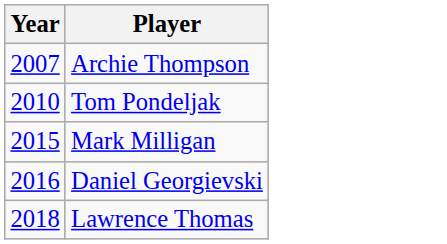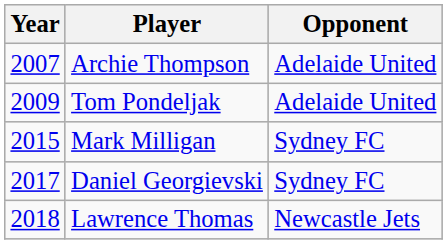+ column: (355, 24)
(35, 102) 2010 -> (35, 102) 2009
(35, 180) 2016 -> (35, 180) 2017
